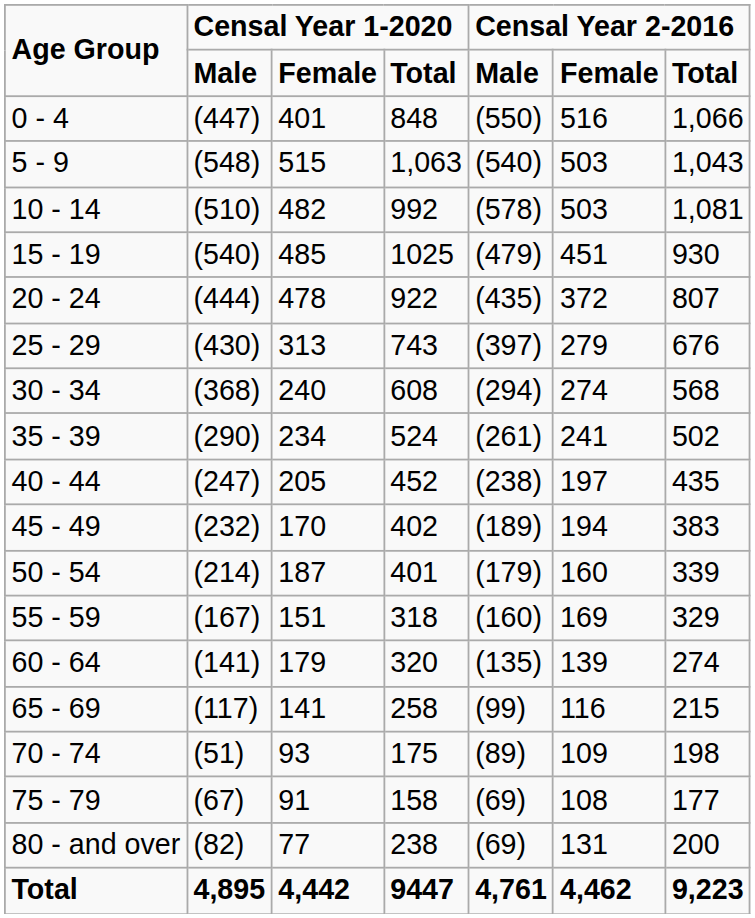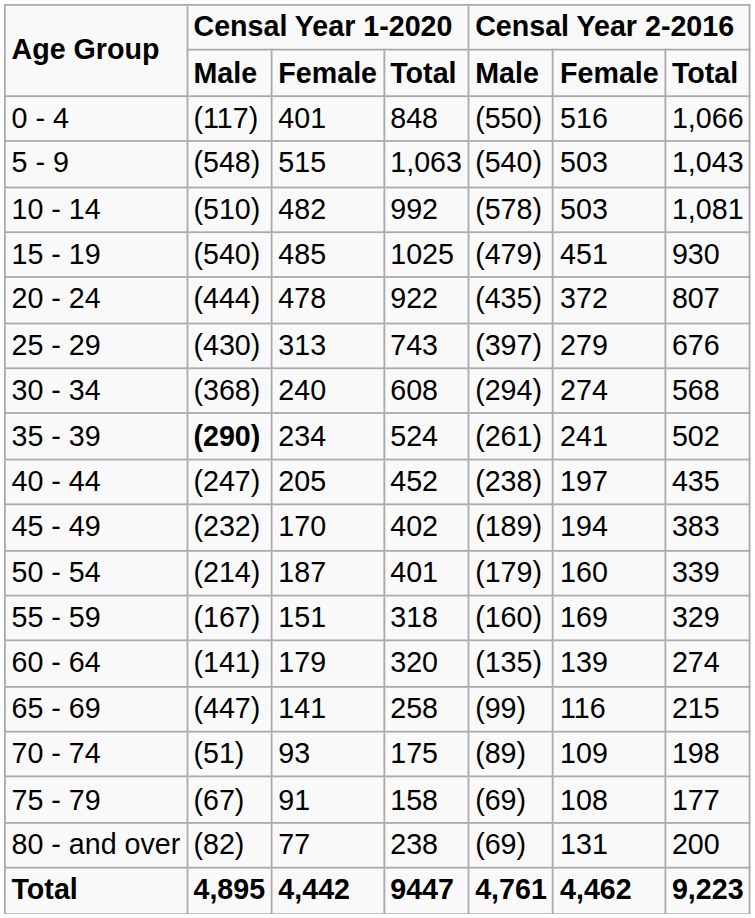(227, 118) (447) -> (226, 118) (117)
(227, 436) normal -> (227, 436) bold
(226, 708) (117) -> (227, 708) (447)
